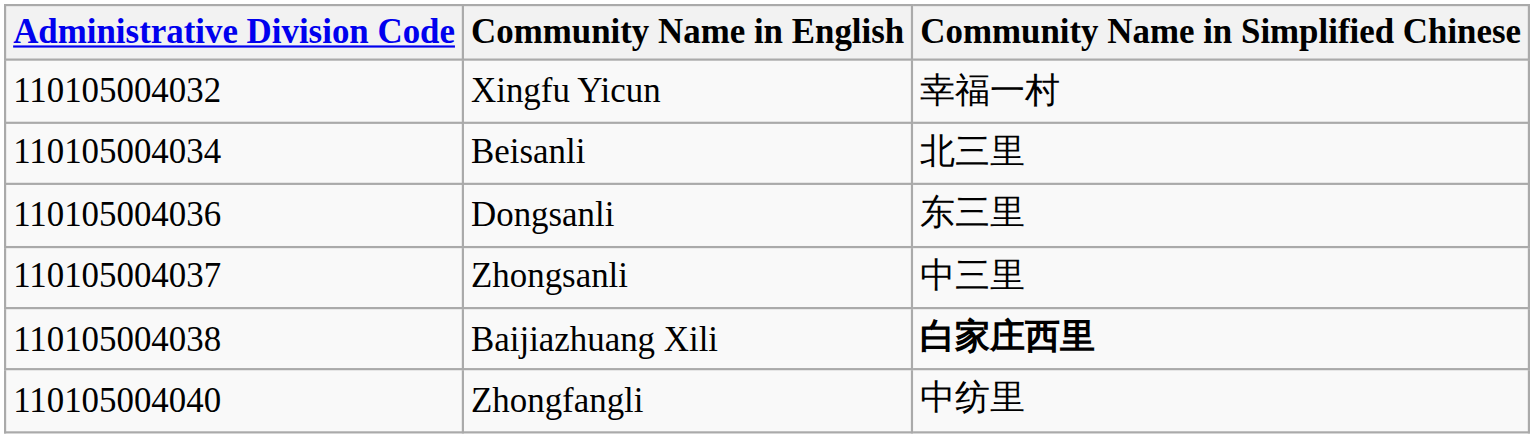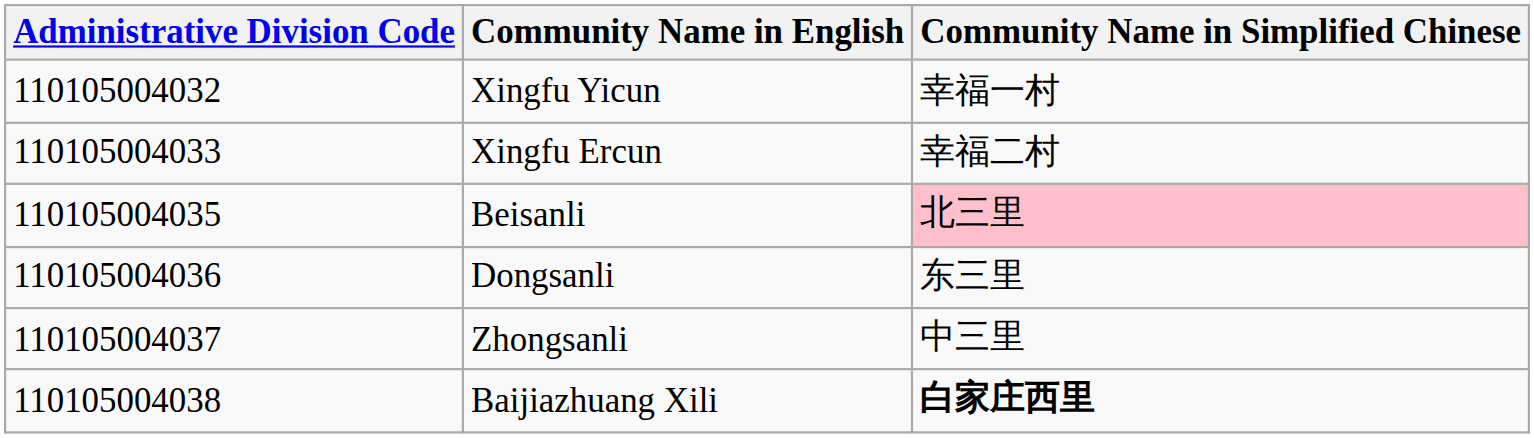+ row: (566, 152)
(117, 152) 110105004034 -> (117, 214) 110105004035
(973, 151) no background -> (973, 213) pink background
- row: (557, 400)
